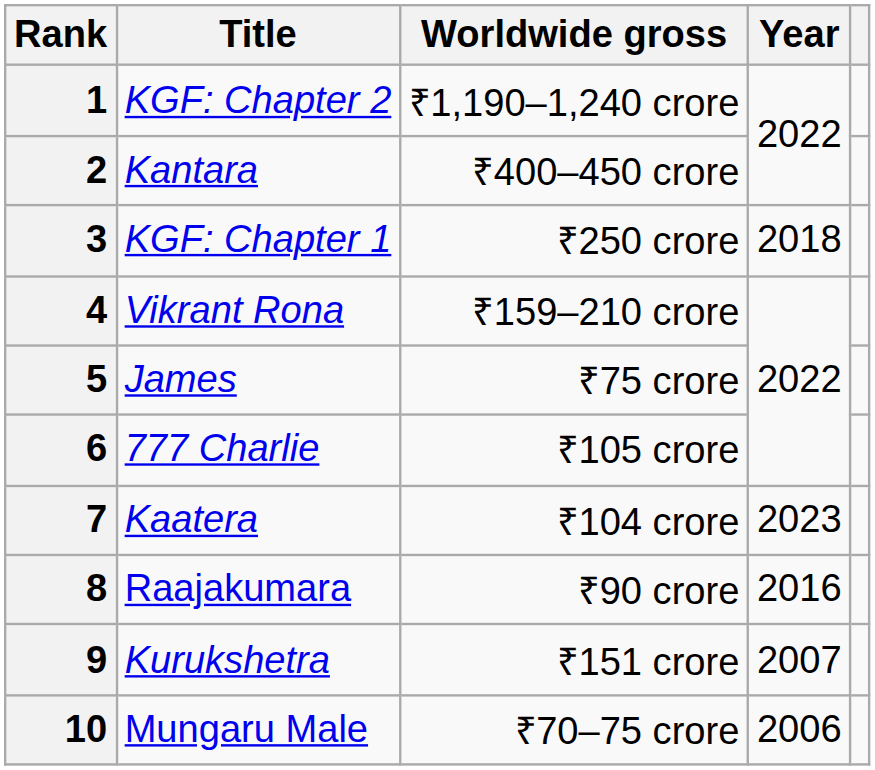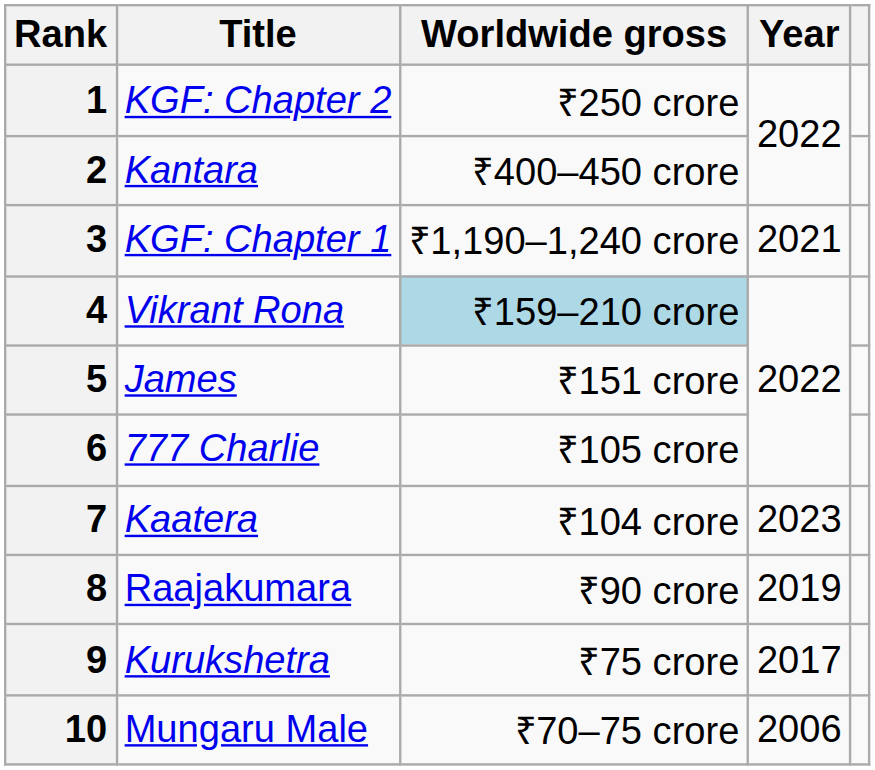(574, 102) ₹1,190–1,240 crore -> (648, 102) ₹250 crore
(648, 242) ₹250 crore -> (574, 242) ₹1,190–1,240 crore
(799, 239) 2018 -> (799, 239) 2021
(606, 311) no background -> (606, 311) lightblue background
(659, 381) ₹75 crore -> (648, 381) ₹151 crore
(799, 589) 2016 -> (799, 589) 2019
(648, 661) ₹151 crore -> (659, 661) ₹75 crore
(799, 659) 2007 -> (799, 659) 2017
